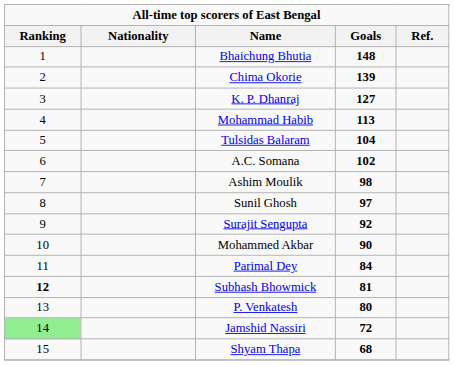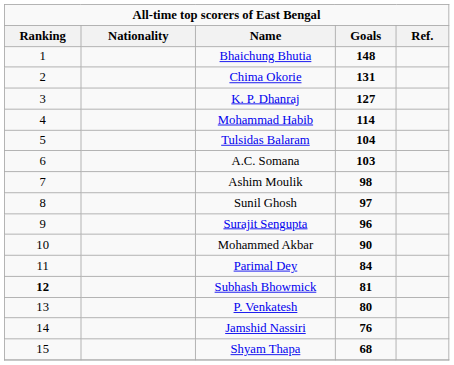(366, 78) 139 -> (366, 78) 131
(366, 119) 113 -> (366, 119) 114
(366, 161) 102 -> (366, 161) 103
(366, 224) 92 -> (366, 224) 96
(43, 328) lightgreen background -> (43, 328) no background
(366, 328) 72 -> (366, 328) 76
